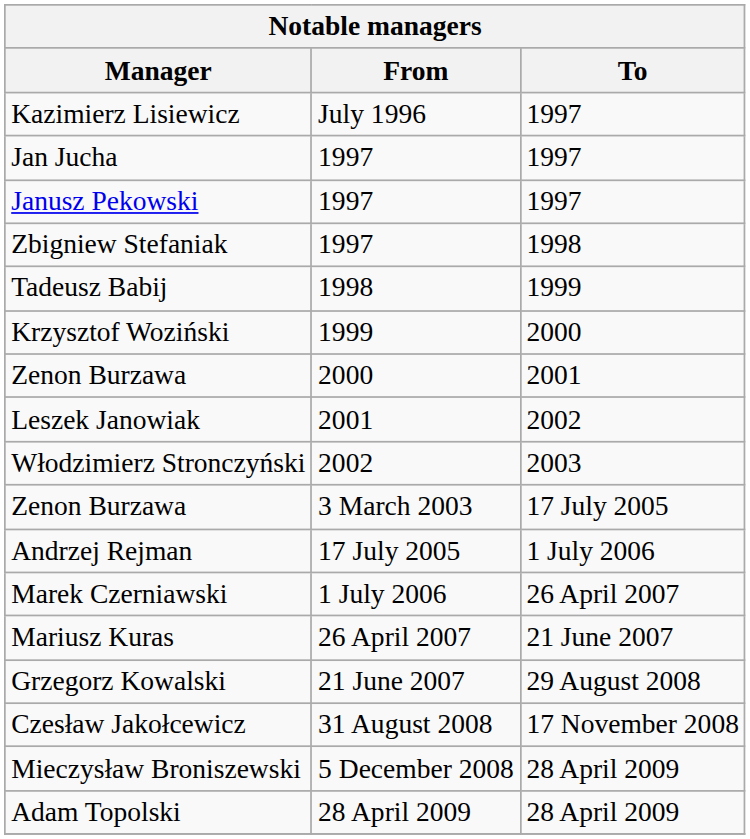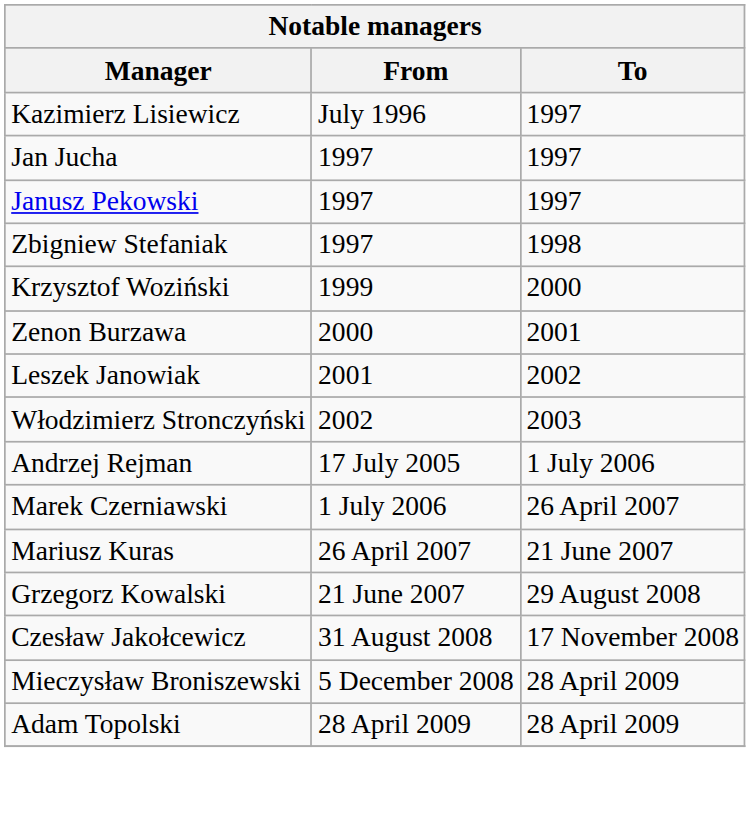- row: (89, 288)
- row: (99, 506)
